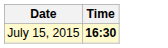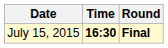+ column: (141, 14)
